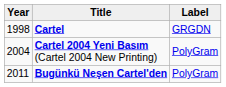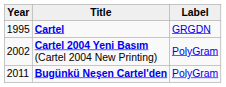(18, 29) 1998 -> (18, 29) 1995
(18, 51) 2004 -> (18, 51) 2002
